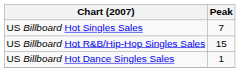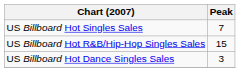(221, 59) 1 -> (221, 59) 3
